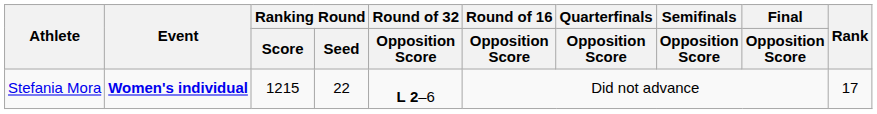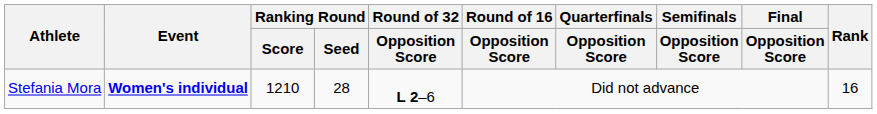(283, 89) 1215 -> (283, 89) 1210
(341, 89) 22 -> (341, 89) 28
(850, 89) 17 -> (850, 89) 16
